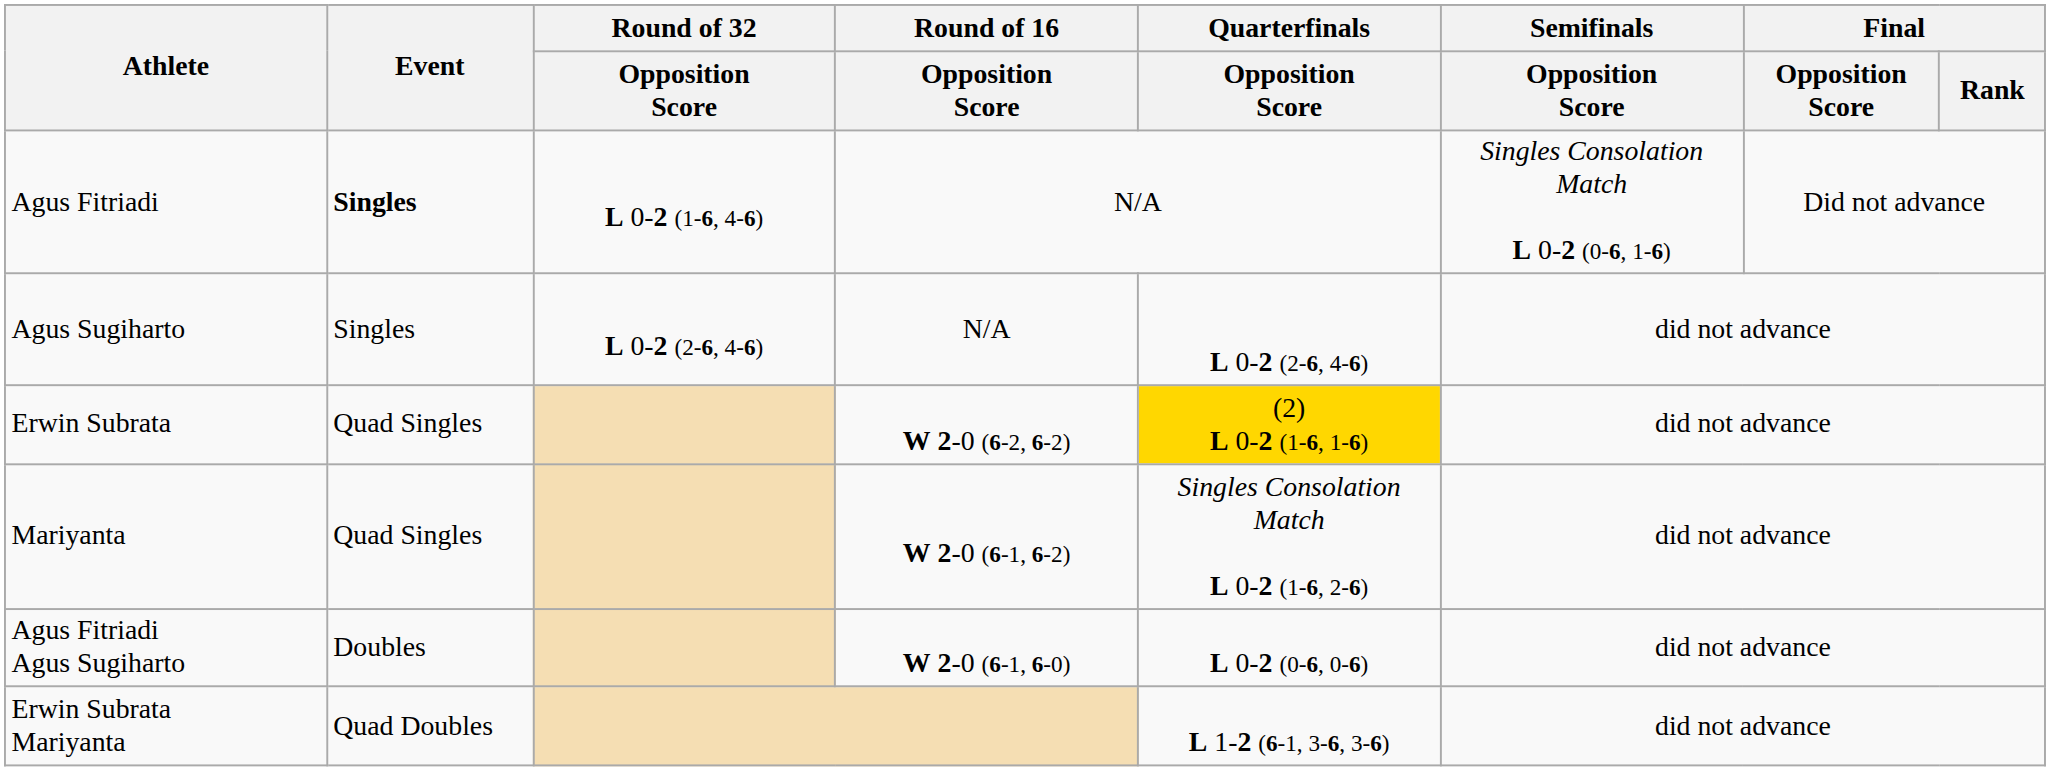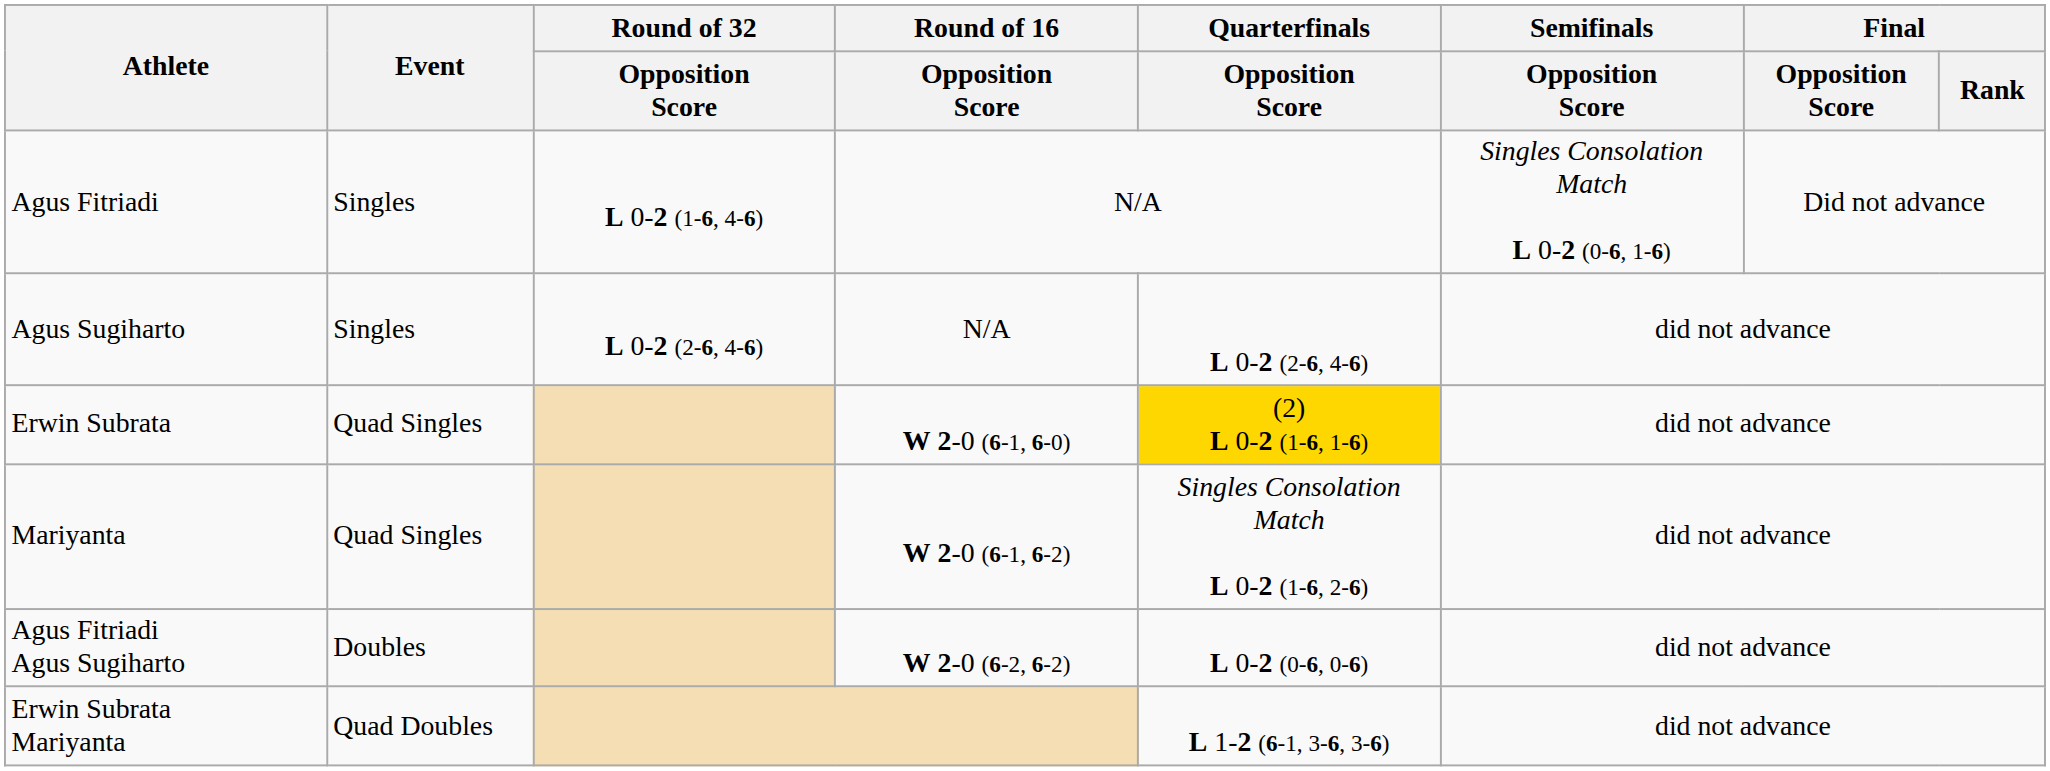(375, 201) bold -> (374, 201) normal
(987, 440) W 2-0 (6-2, 6-2) -> (987, 440) W 2-0 (6-1, 6-0)
(987, 663) W 2-0 (6-1, 6-0) -> (987, 663) W 2-0 (6-2, 6-2)
